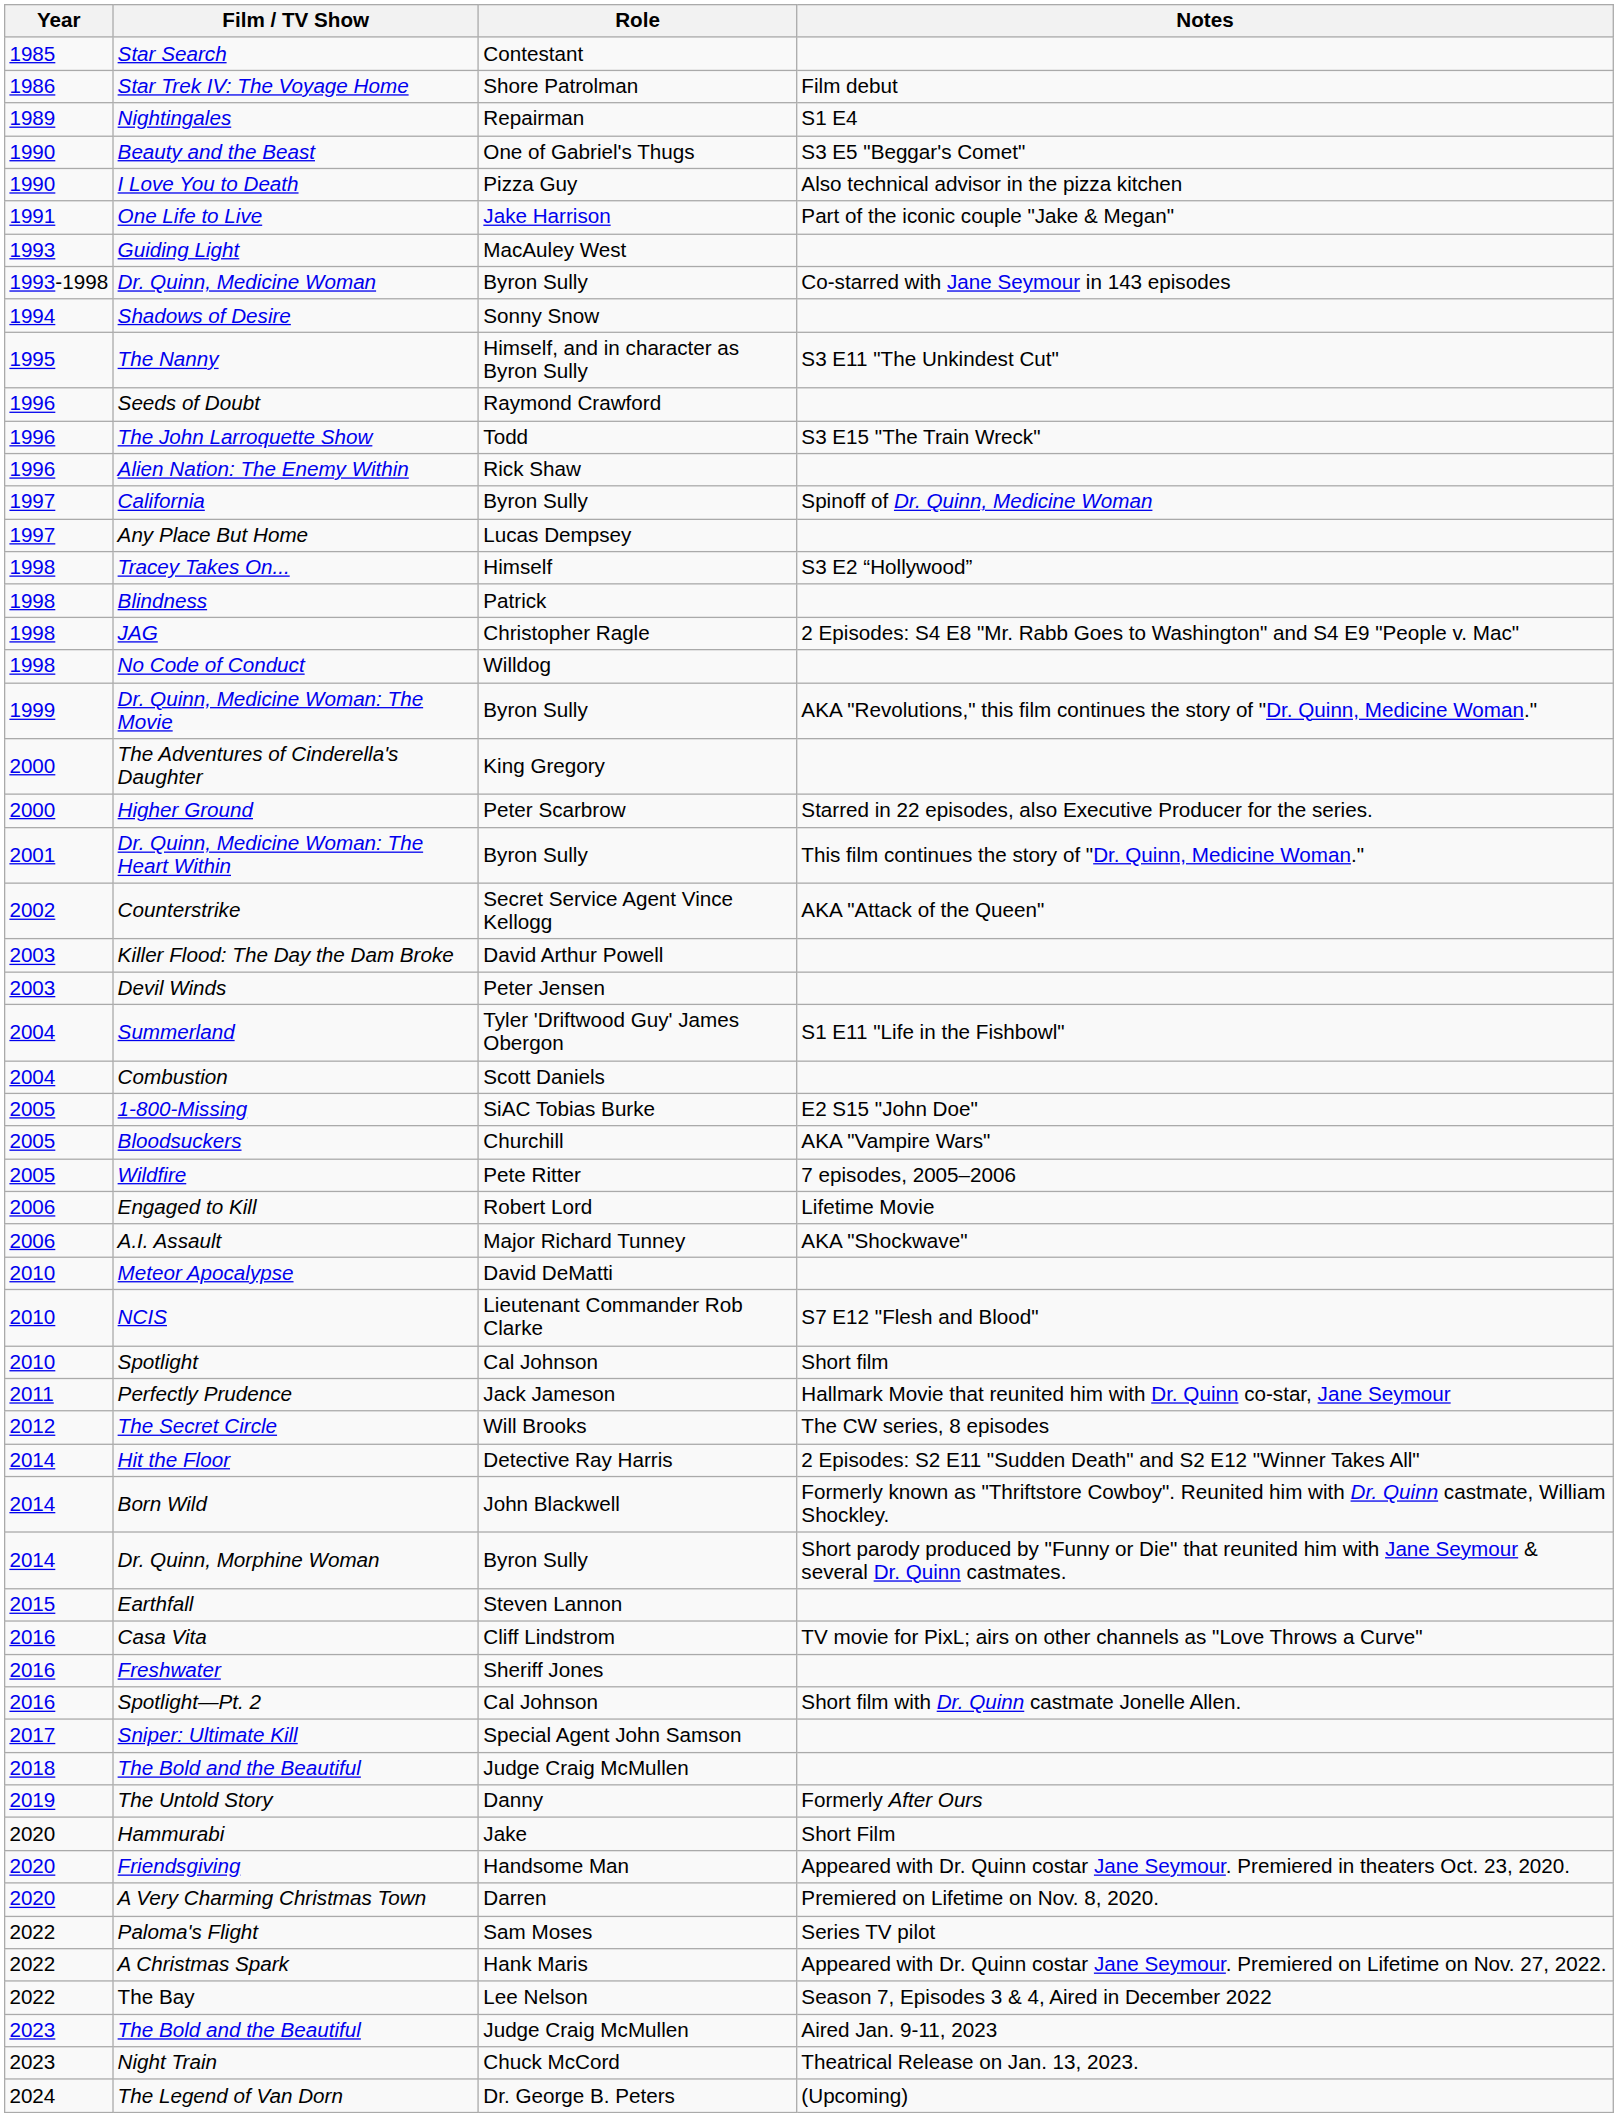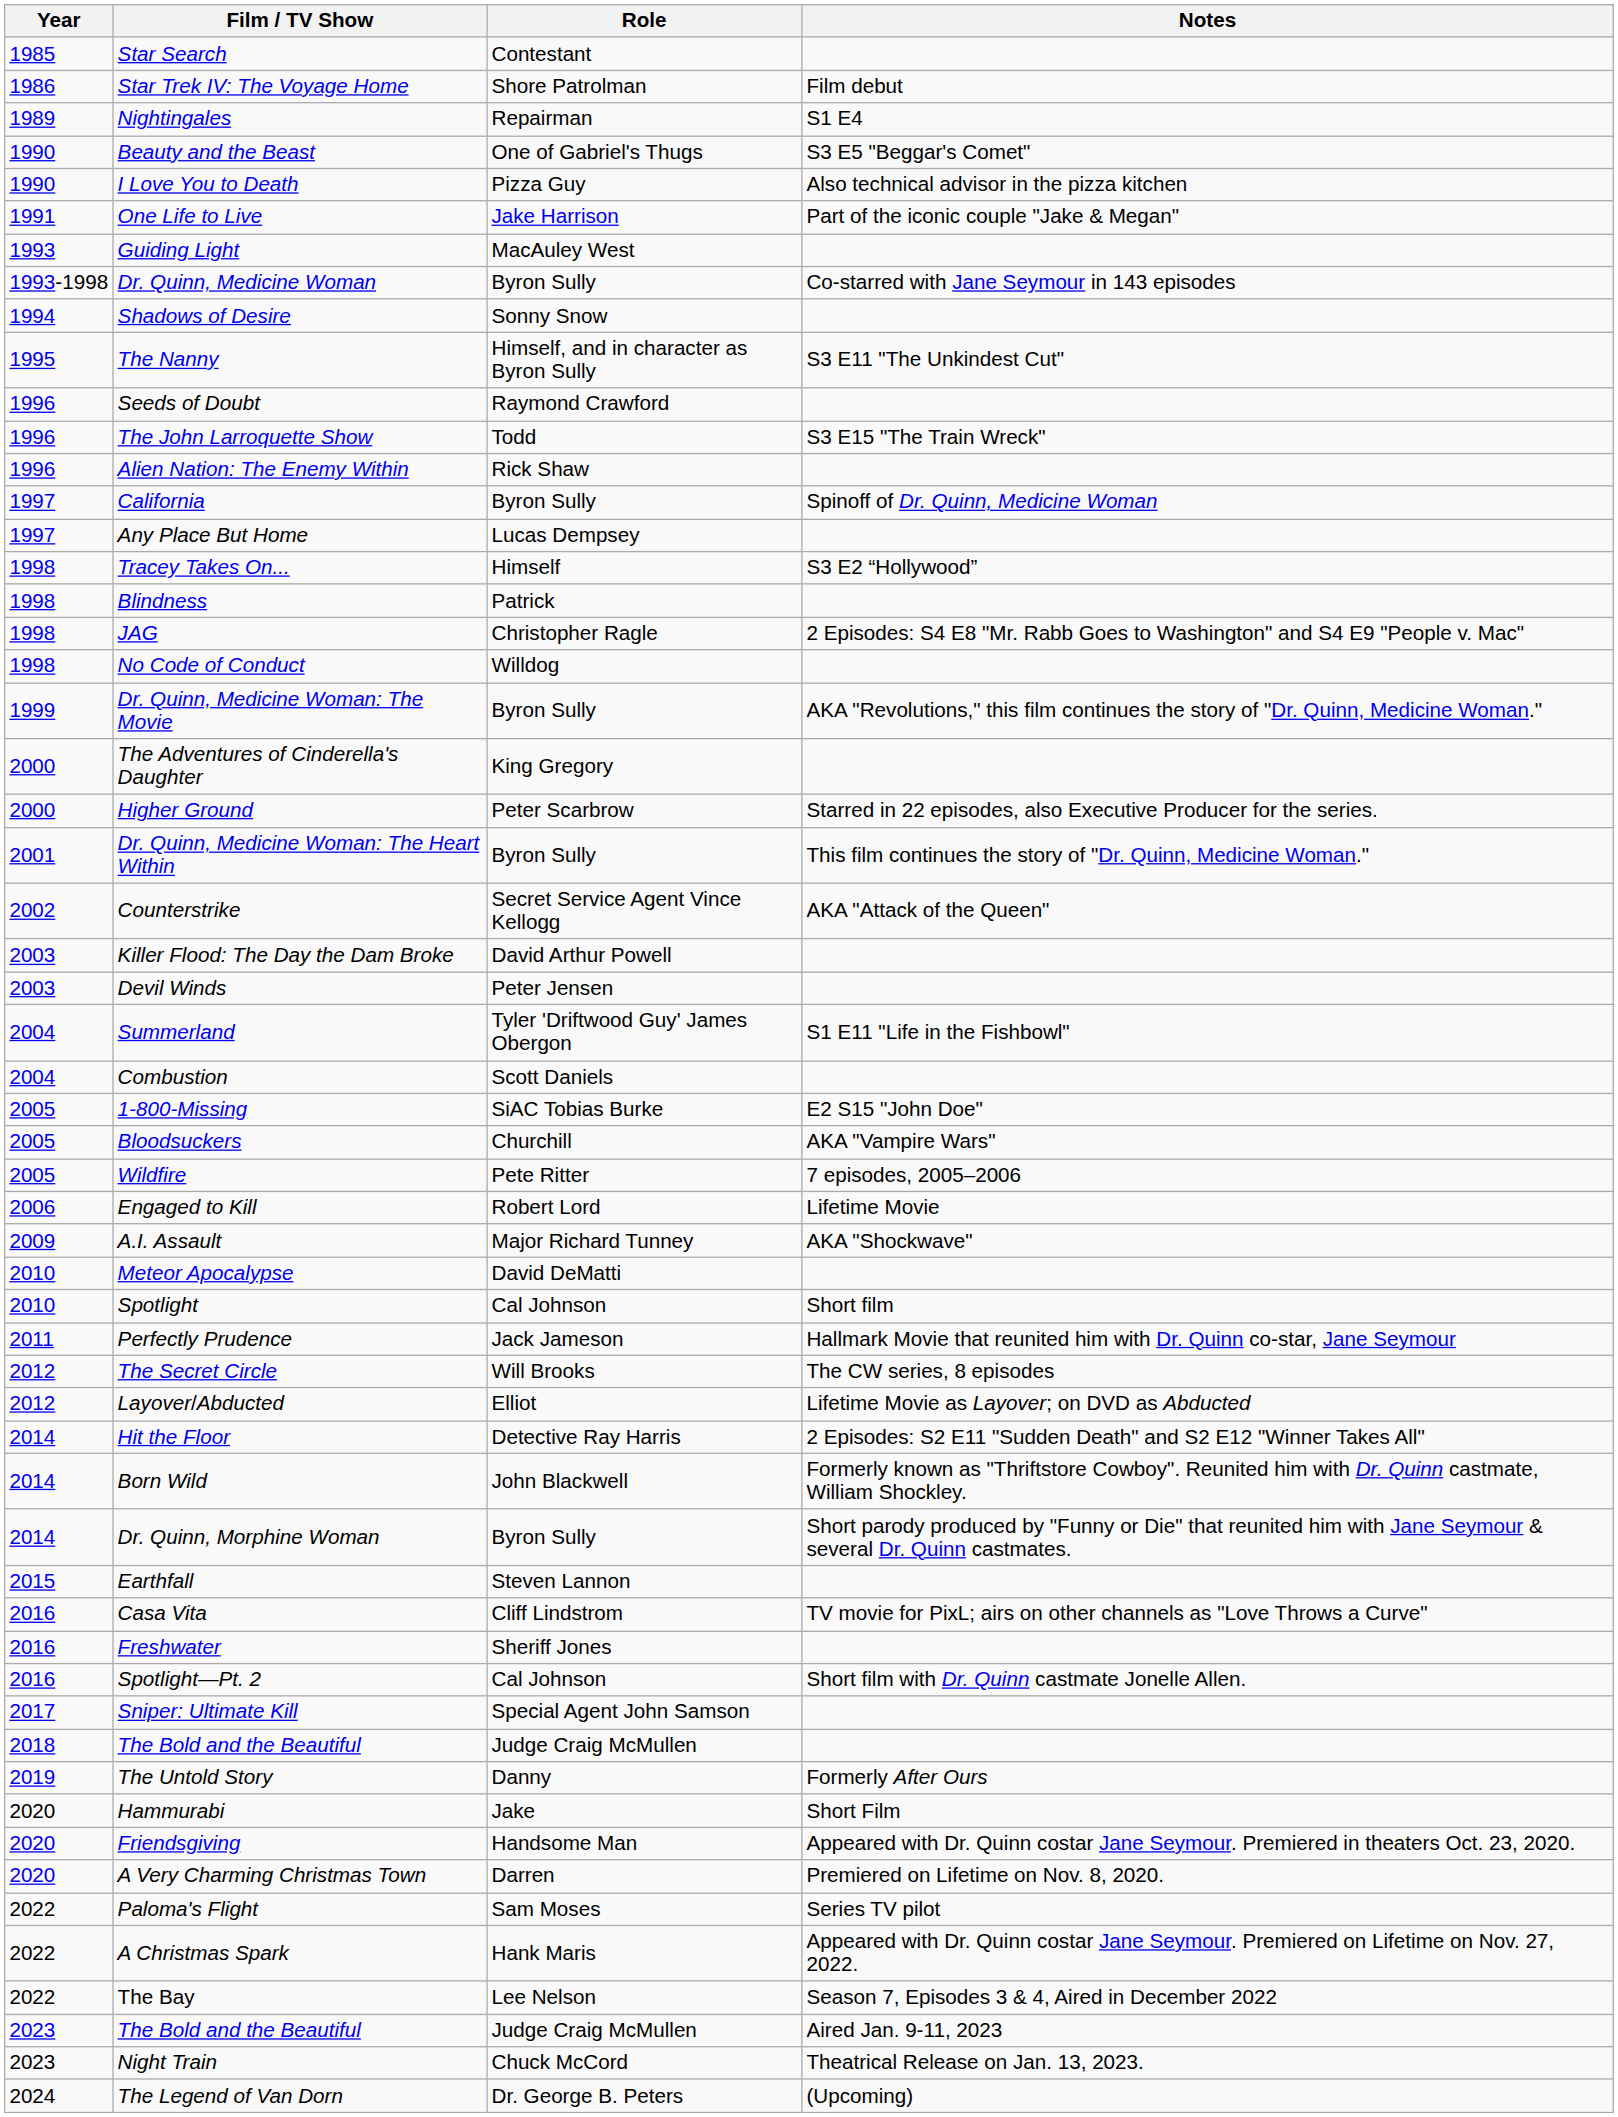(32, 1240) 2006 -> (32, 1240) 2009
- row: (142, 1317)
+ row: (201, 1404)
